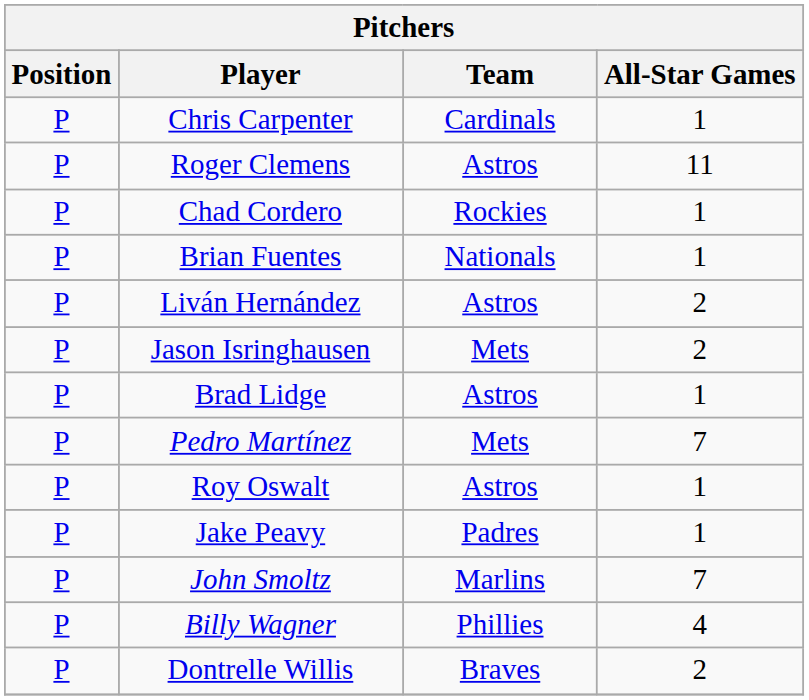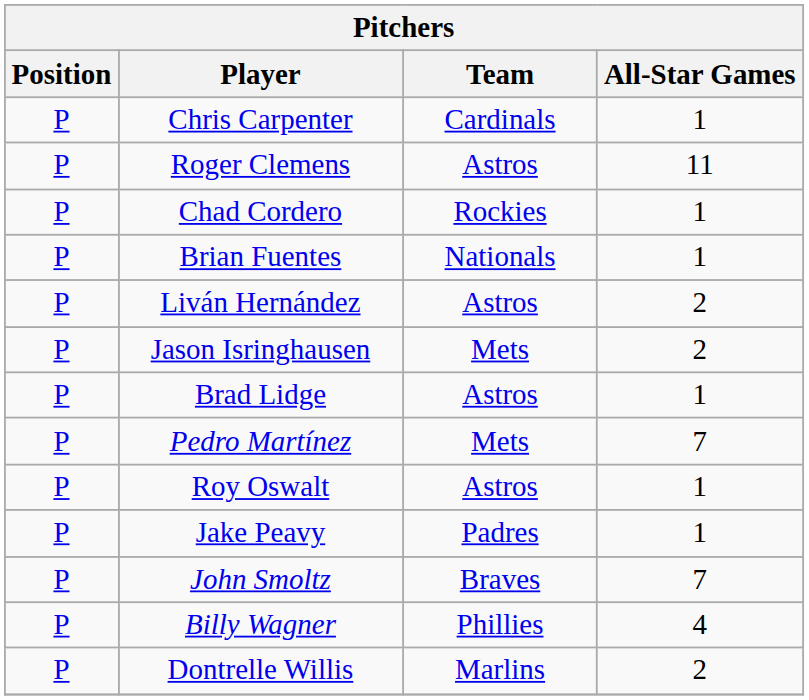(500, 578) Marlins -> (500, 578) Braves
(500, 670) Braves -> (500, 670) Marlins
